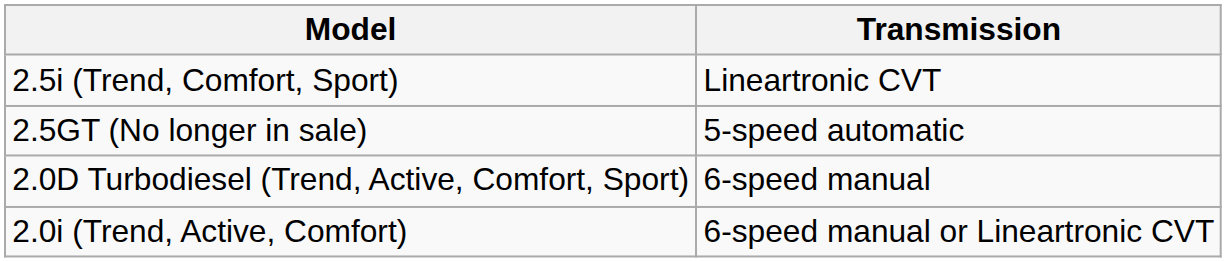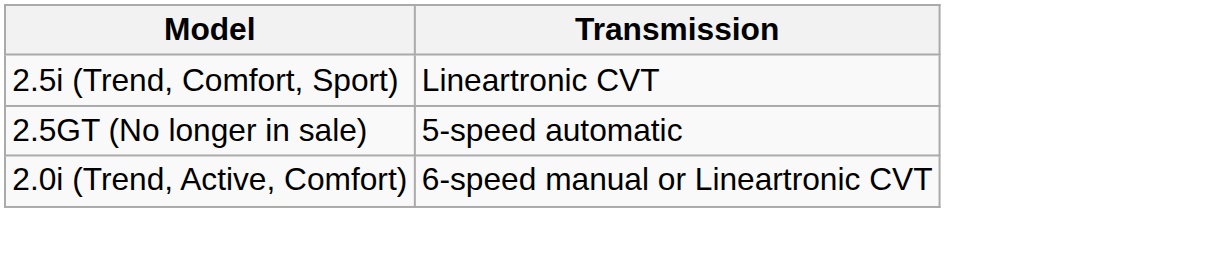- row: (351, 180)
